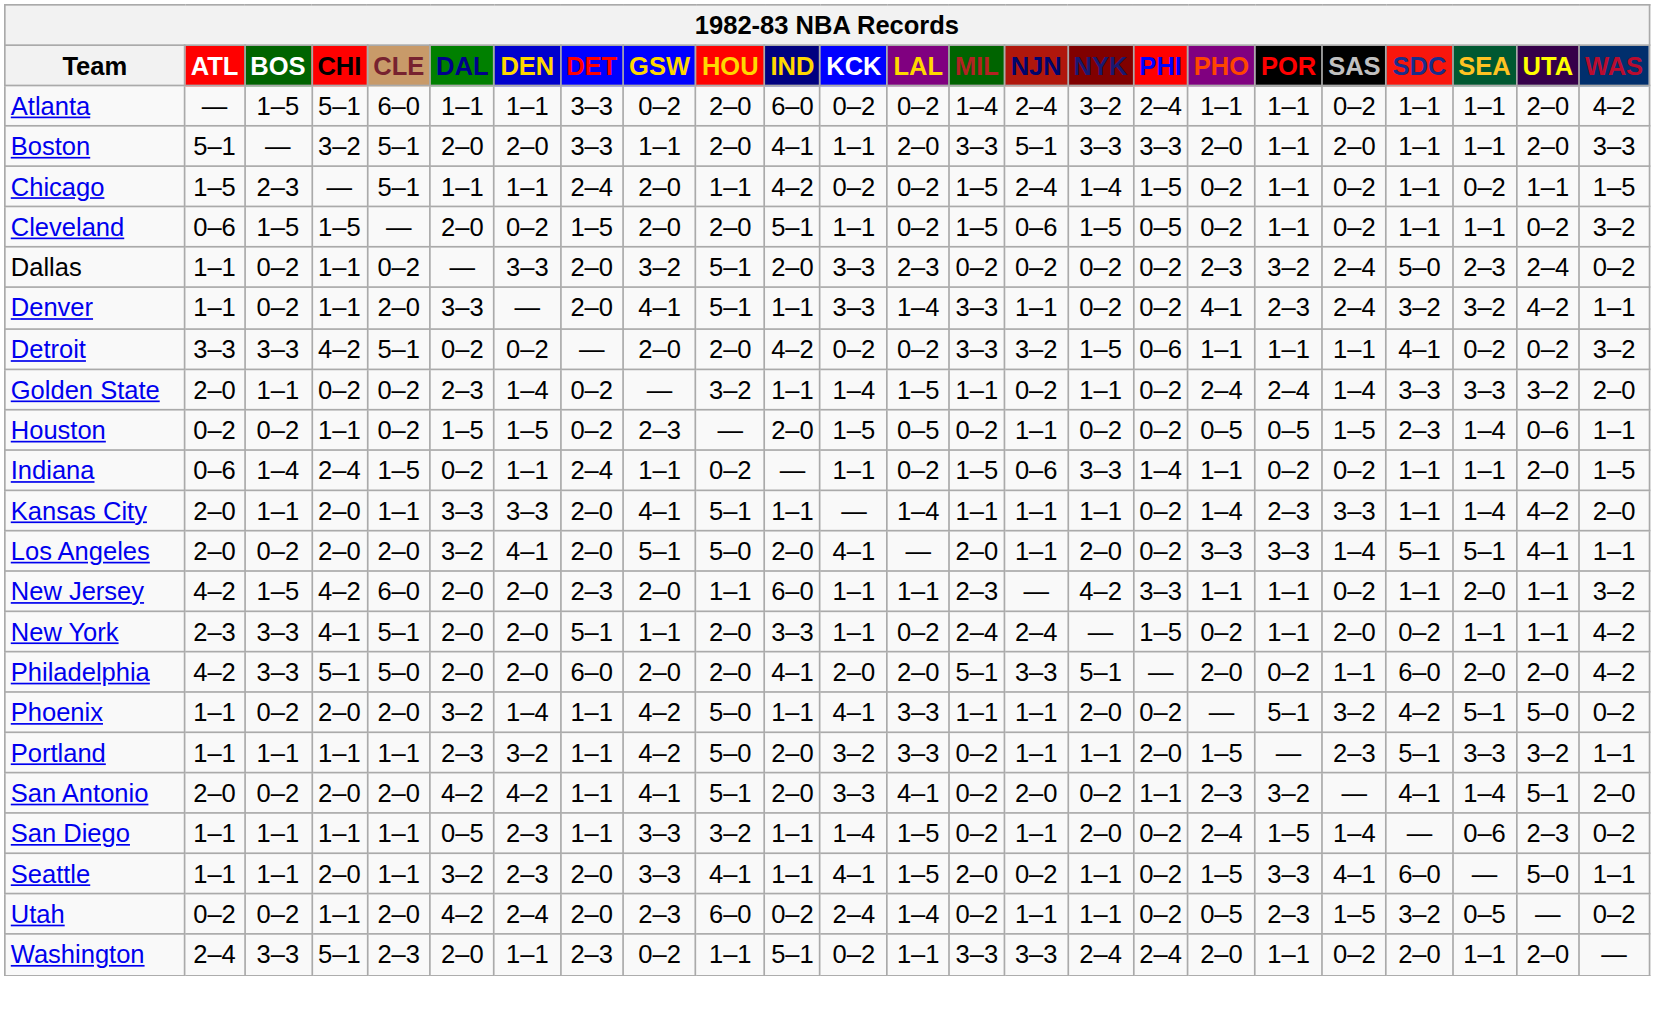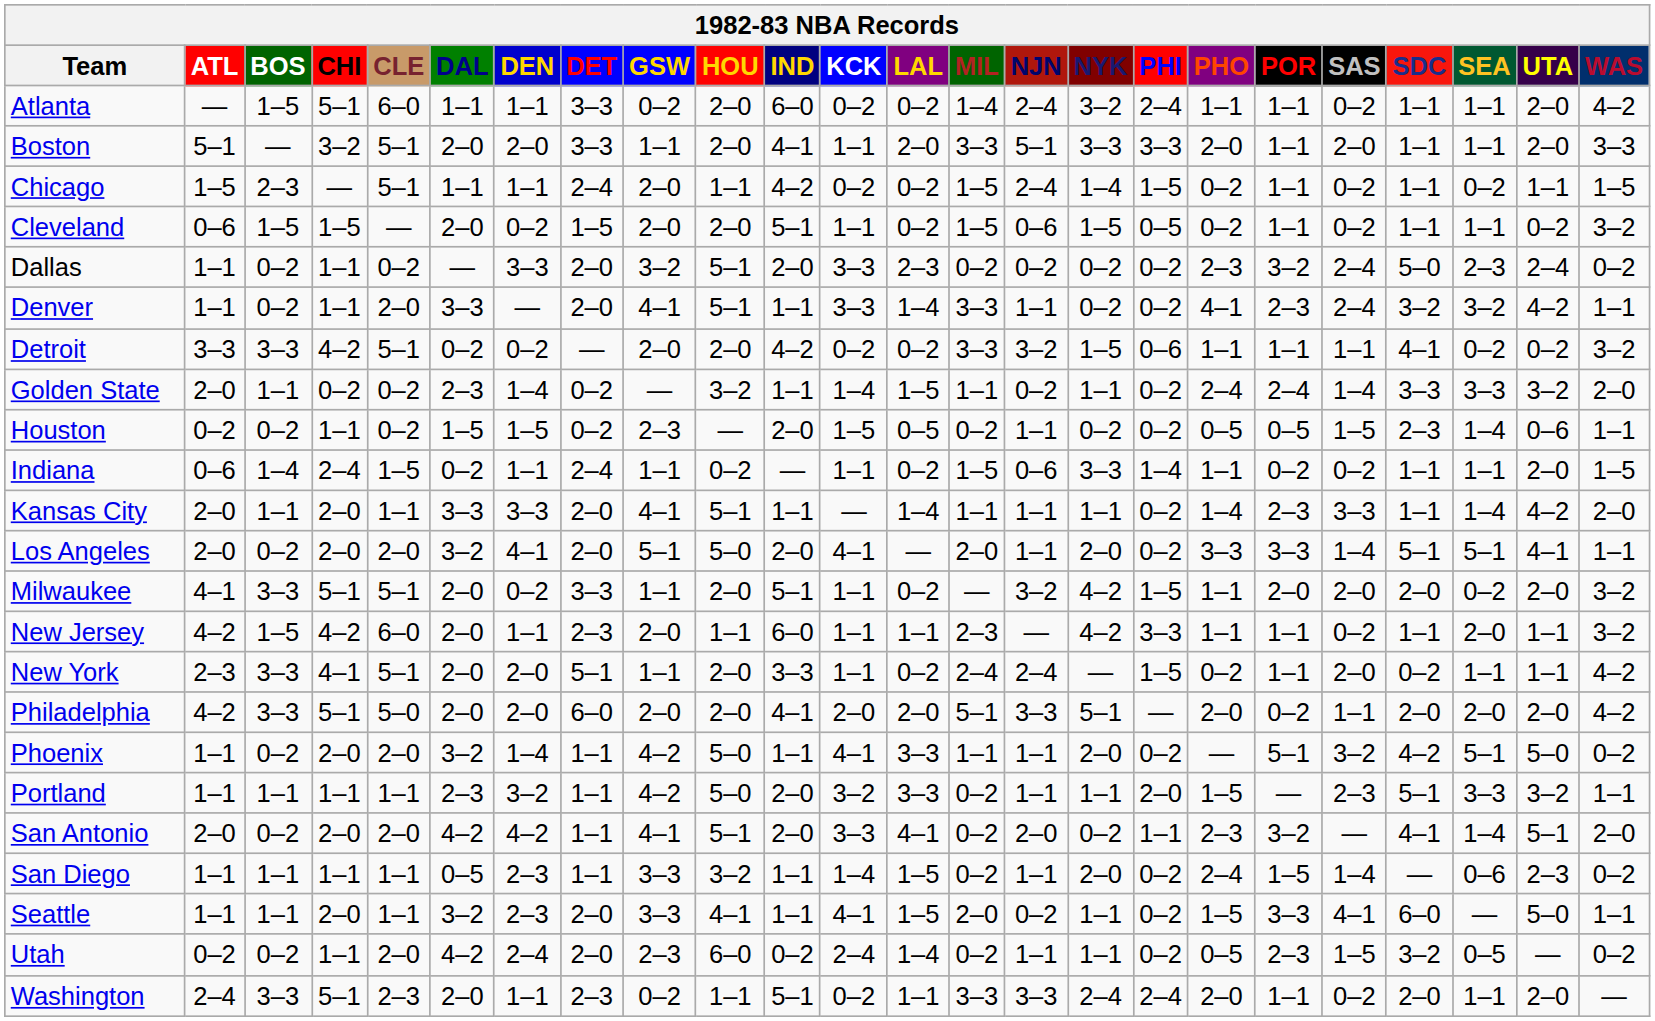+ row: (71, 591)
(527, 591) 2–0 -> (527, 632) 1–1
(1419, 672) 6–0 -> (1419, 712) 2–0
